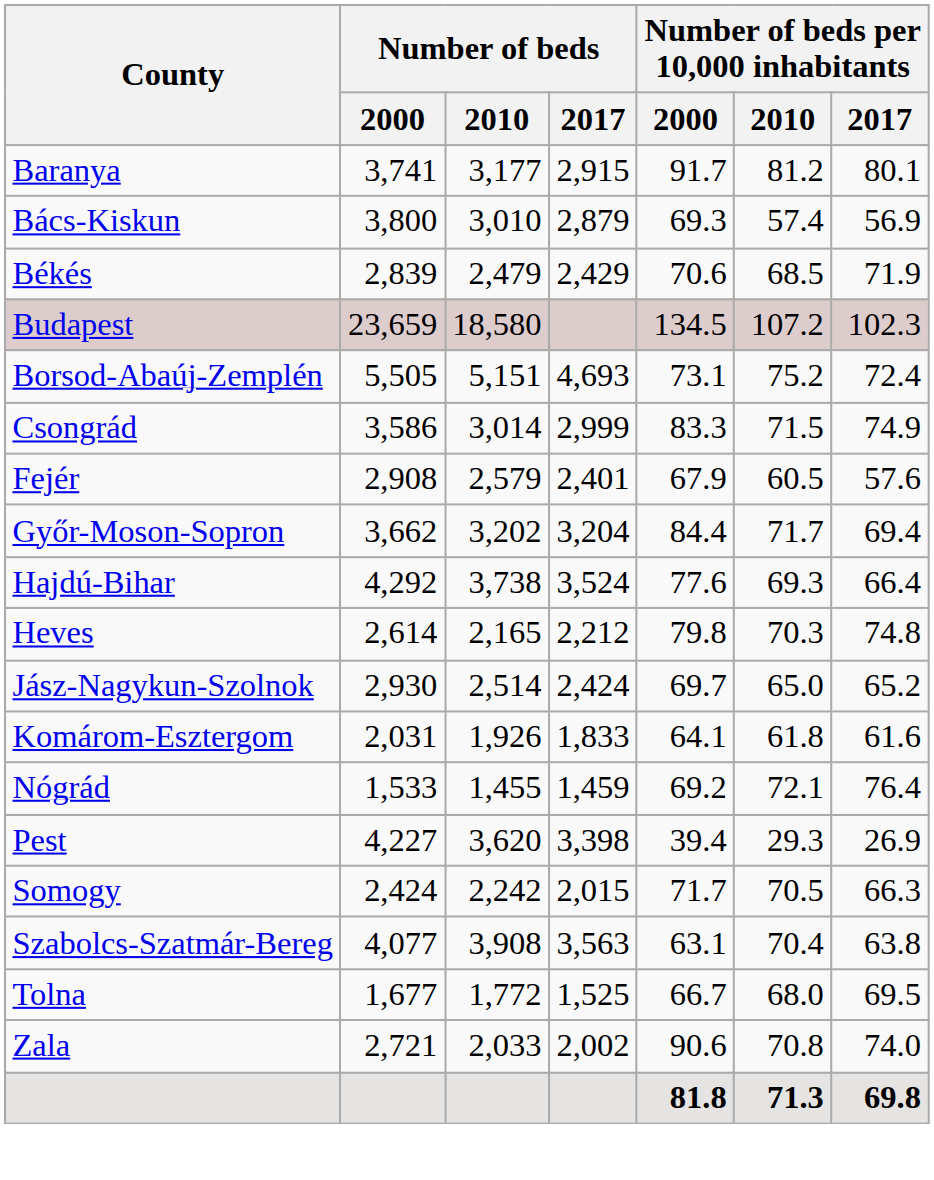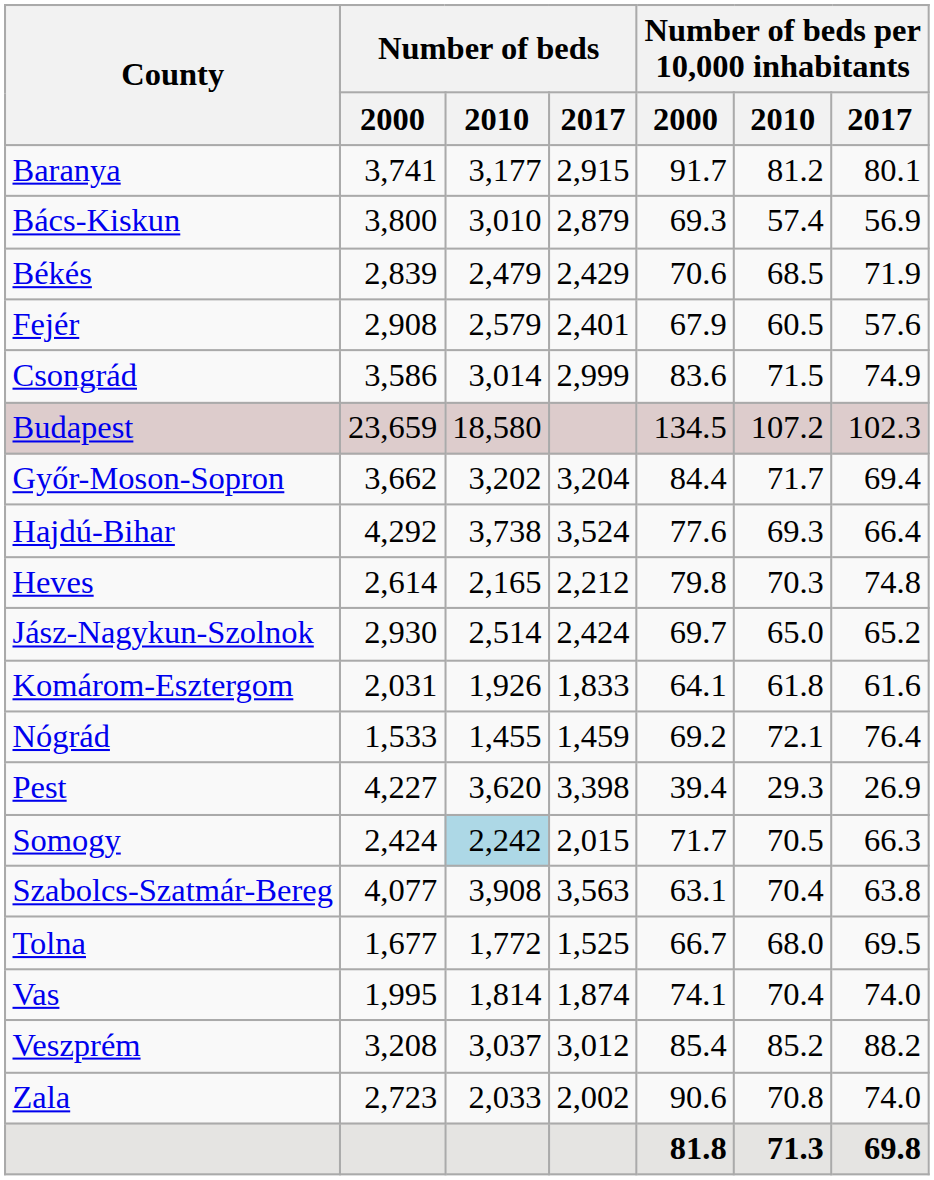rows swapped: (73, 324) <-> (46, 478)
- row: (168, 375)
(698, 427) 83.3 -> (698, 375) 83.6
(505, 890) no background -> (505, 839) lightblue background
+ row: (36, 993)
+ row: (77, 1045)
(401, 1045) 2,721 -> (401, 1097) 2,723
